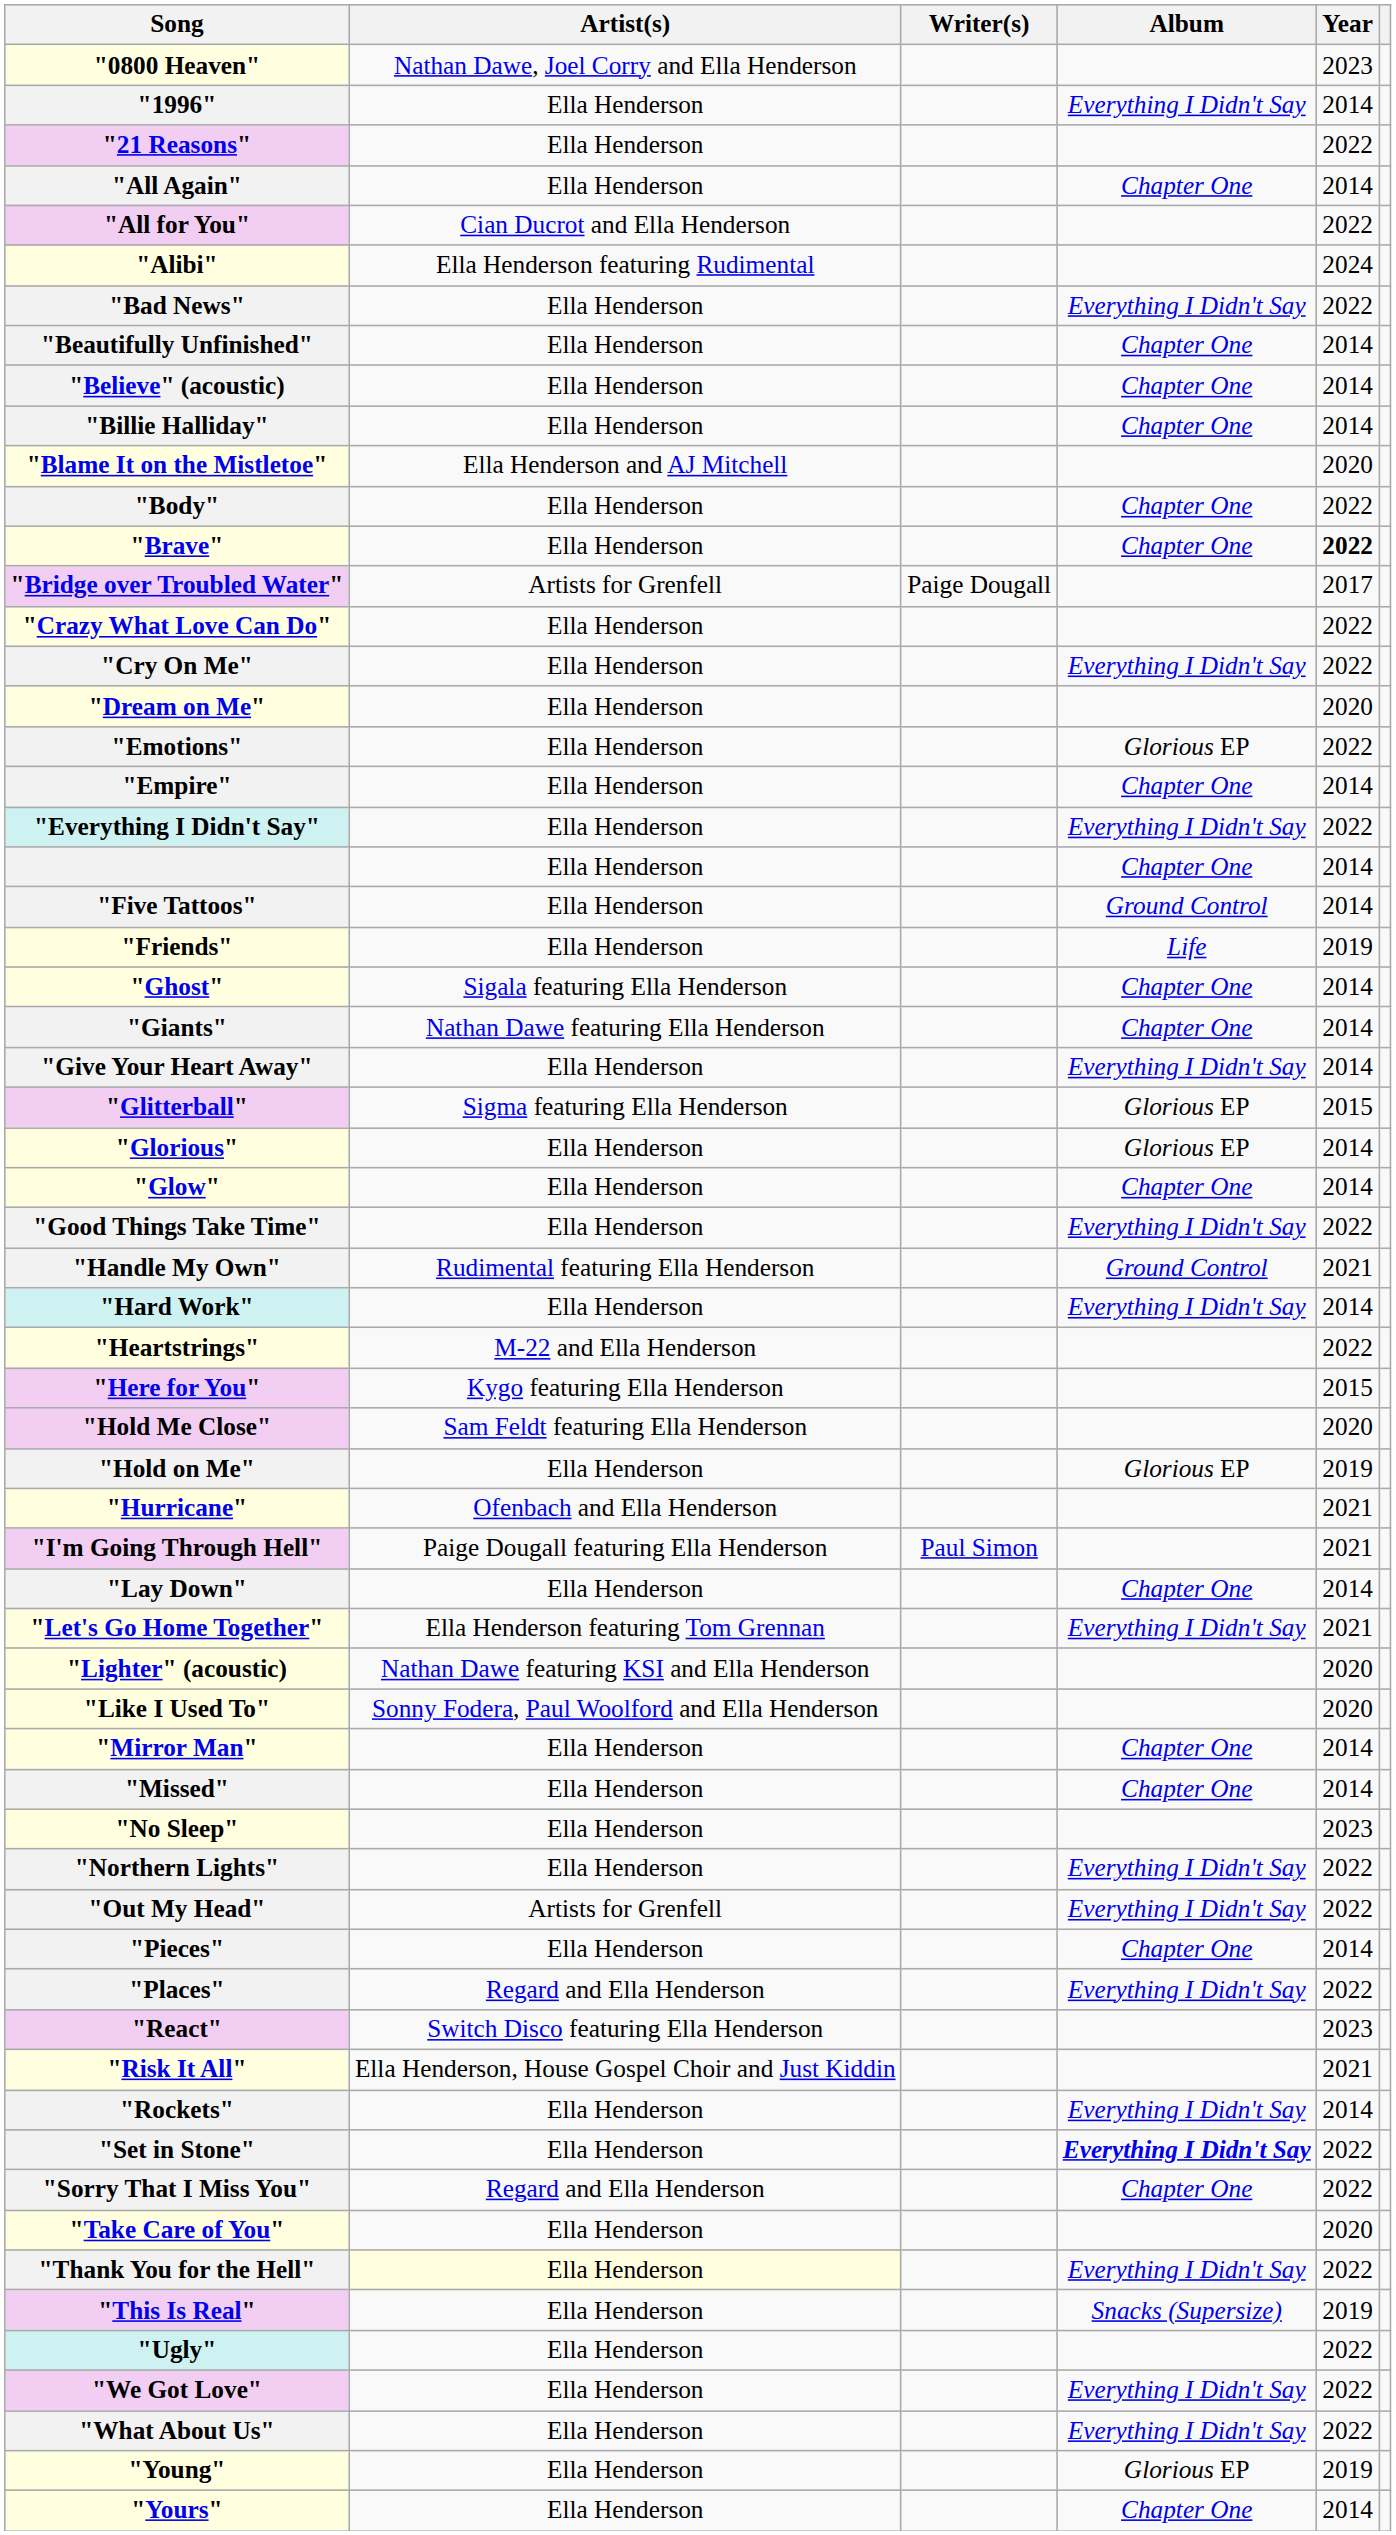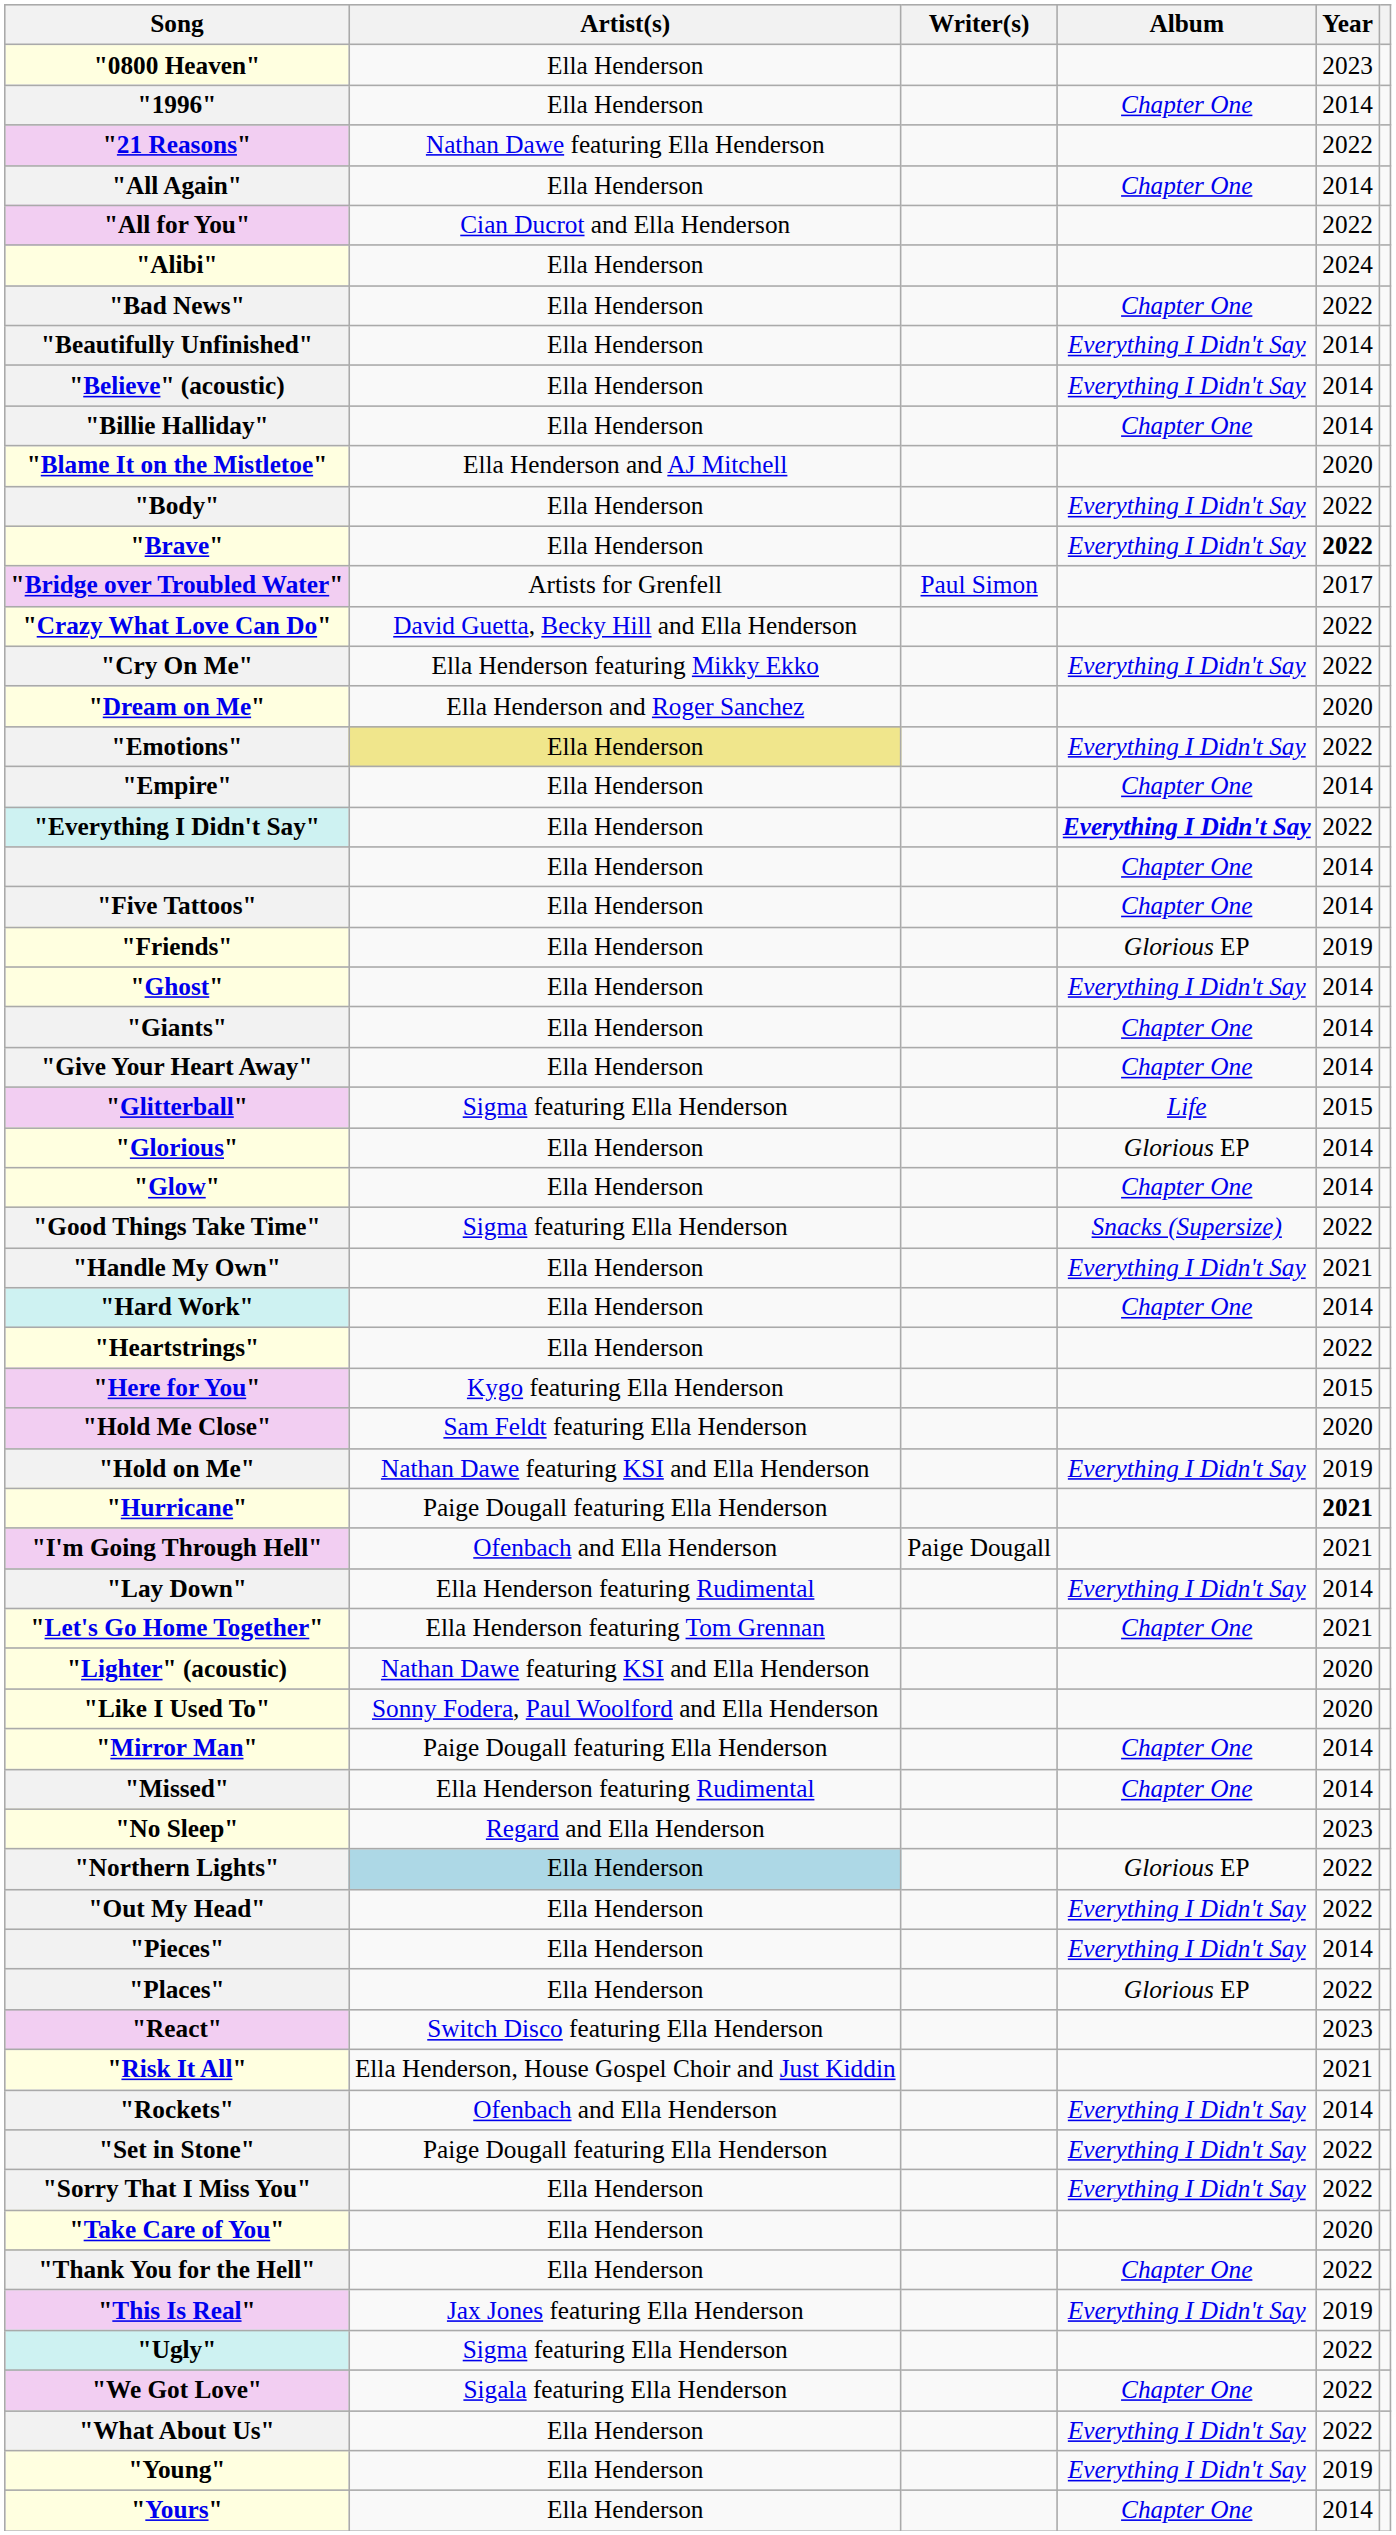(625, 64) Nathan Dawe, Joel Corry and Ella Henderson -> (625, 64) Ella Henderson
(1187, 104) Everything I Didn't Say -> (1187, 104) Chapter One
(625, 144) Ella Henderson -> (625, 144) Nathan Dawe featuring Ella Henderson
(625, 265) Ella Henderson featuring Rudimental -> (625, 265) Ella Henderson
(1187, 305) Everything I Didn't Say -> (1187, 305) Chapter One
(1187, 345) Chapter One -> (1187, 345) Everything I Didn't Say
(1187, 385) Chapter One -> (1187, 385) Everything I Didn't Say
(1187, 505) Chapter One -> (1187, 505) Everything I Didn't Say
(1187, 545) Chapter One -> (1187, 545) Everything I Didn't Say
(979, 585) Paige Dougall -> (979, 585) Paul Simon
(625, 625) Ella Henderson -> (625, 625) David Guetta, Becky Hill and Ella Henderson
(625, 666) Ella Henderson -> (625, 666) Ella Henderson featuring Mikky Ekko
(625, 706) Ella Henderson -> (625, 706) Ella Henderson and Roger Sanchez
(625, 746) no background -> (625, 746) khaki background
(1187, 746) Glorious EP -> (1187, 746) Everything I Didn't Say
(1187, 826) normal -> (1187, 826) bold
(1187, 906) Ground Control -> (1187, 906) Chapter One
(1187, 946) Life -> (1187, 946) Glorious EP
(625, 986) Sigala featuring Ella Henderson -> (625, 986) Ella Henderson
(1187, 986) Chapter One -> (1187, 986) Everything I Didn't Say
(625, 1026) Nathan Dawe featuring Ella Henderson -> (625, 1026) Ella Henderson
(1187, 1066) Everything I Didn't Say -> (1187, 1066) Chapter One
(1187, 1107) Glorious EP -> (1187, 1107) Life
(625, 1227) Ella Henderson -> (625, 1227) Sigma featuring Ella Henderson
(1187, 1227) Everything I Didn't Say -> (1187, 1227) Snacks (Supersize)
(625, 1267) Rudimental featuring Ella Henderson -> (625, 1267) Ella Henderson
(1187, 1267) Ground Control -> (1187, 1267) Everything I Didn't Say
(1187, 1307) Everything I Didn't Say -> (1187, 1307) Chapter One
(625, 1347) M-22 and Ella Henderson -> (625, 1347) Ella Henderson
(625, 1467) Ella Henderson -> (625, 1467) Nathan Dawe featuring KSI and Ella Henderson
(1187, 1467) Glorious EP -> (1187, 1467) Everything I Didn't Say
(625, 1507) Ofenbach and Ella Henderson -> (625, 1507) Paige Dougall featuring Ella Henderson
(1348, 1507) normal -> (1348, 1507) bold
(625, 1548) Paige Dougall featuring Ella Henderson -> (625, 1548) Ofenbach and Ella Henderson
(979, 1548) Paul Simon -> (979, 1548) Paige Dougall
(625, 1588) Ella Henderson -> (625, 1588) Ella Henderson featuring Rudimental
(1187, 1588) Chapter One -> (1187, 1588) Everything I Didn't Say
(1187, 1628) Everything I Didn't Say -> (1187, 1628) Chapter One
(625, 1748) Ella Henderson -> (625, 1748) Paige Dougall featuring Ella Henderson
(625, 1788) Ella Henderson -> (625, 1788) Ella Henderson featuring Rudimental
(625, 1828) Ella Henderson -> (625, 1828) Regard and Ella Henderson
(625, 1868) no background -> (625, 1868) lightblue background
(1187, 1868) Everything I Didn't Say -> (1187, 1868) Glorious EP
(625, 1908) Artists for Grenfell -> (625, 1908) Ella Henderson
(1187, 1948) Chapter One -> (1187, 1948) Everything I Didn't Say
(625, 1989) Regard and Ella Henderson -> (625, 1989) Ella Henderson
(1187, 1989) Everything I Didn't Say -> (1187, 1989) Glorious EP
(625, 2109) Ella Henderson -> (625, 2109) Ofenbach and Ella Henderson
(625, 2149) Ella Henderson -> (625, 2149) Paige Dougall featuring Ella Henderson
(1187, 2149) bold -> (1187, 2149) normal
(625, 2189) Regard and Ella Henderson -> (625, 2189) Ella Henderson
(1187, 2189) Chapter One -> (1187, 2189) Everything I Didn't Say
(625, 2269) lightyellow background -> (625, 2269) no background
(1187, 2269) Everything I Didn't Say -> (1187, 2269) Chapter One
(625, 2309) Ella Henderson -> (625, 2309) Jax Jones featuring Ella Henderson
(1187, 2309) Snacks (Supersize) -> (1187, 2309) Everything I Didn't Say
(625, 2349) Ella Henderson -> (625, 2349) Sigma featuring Ella Henderson
(625, 2390) Ella Henderson -> (625, 2390) Sigala featuring Ella Henderson
(1187, 2390) Everything I Didn't Say -> (1187, 2390) Chapter One
(1187, 2470) Glorious EP -> (1187, 2470) Everything I Didn't Say
